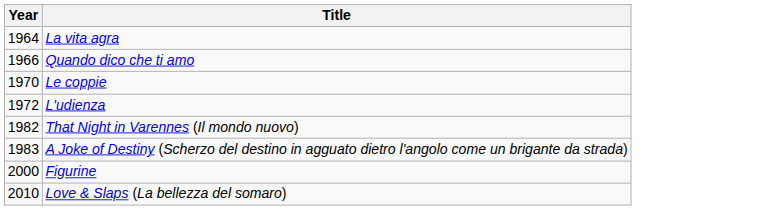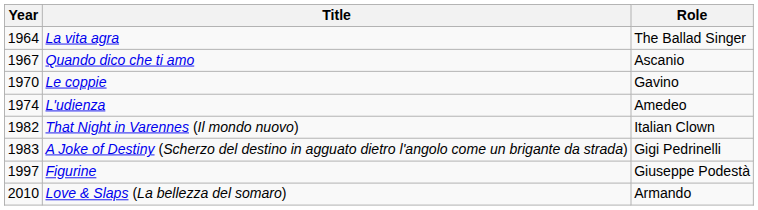+ column: (692, 15)
(23, 60) 1966 -> (23, 60) 1967
(23, 104) 1972 -> (23, 104) 1974
(23, 171) 2000 -> (23, 171) 1997
